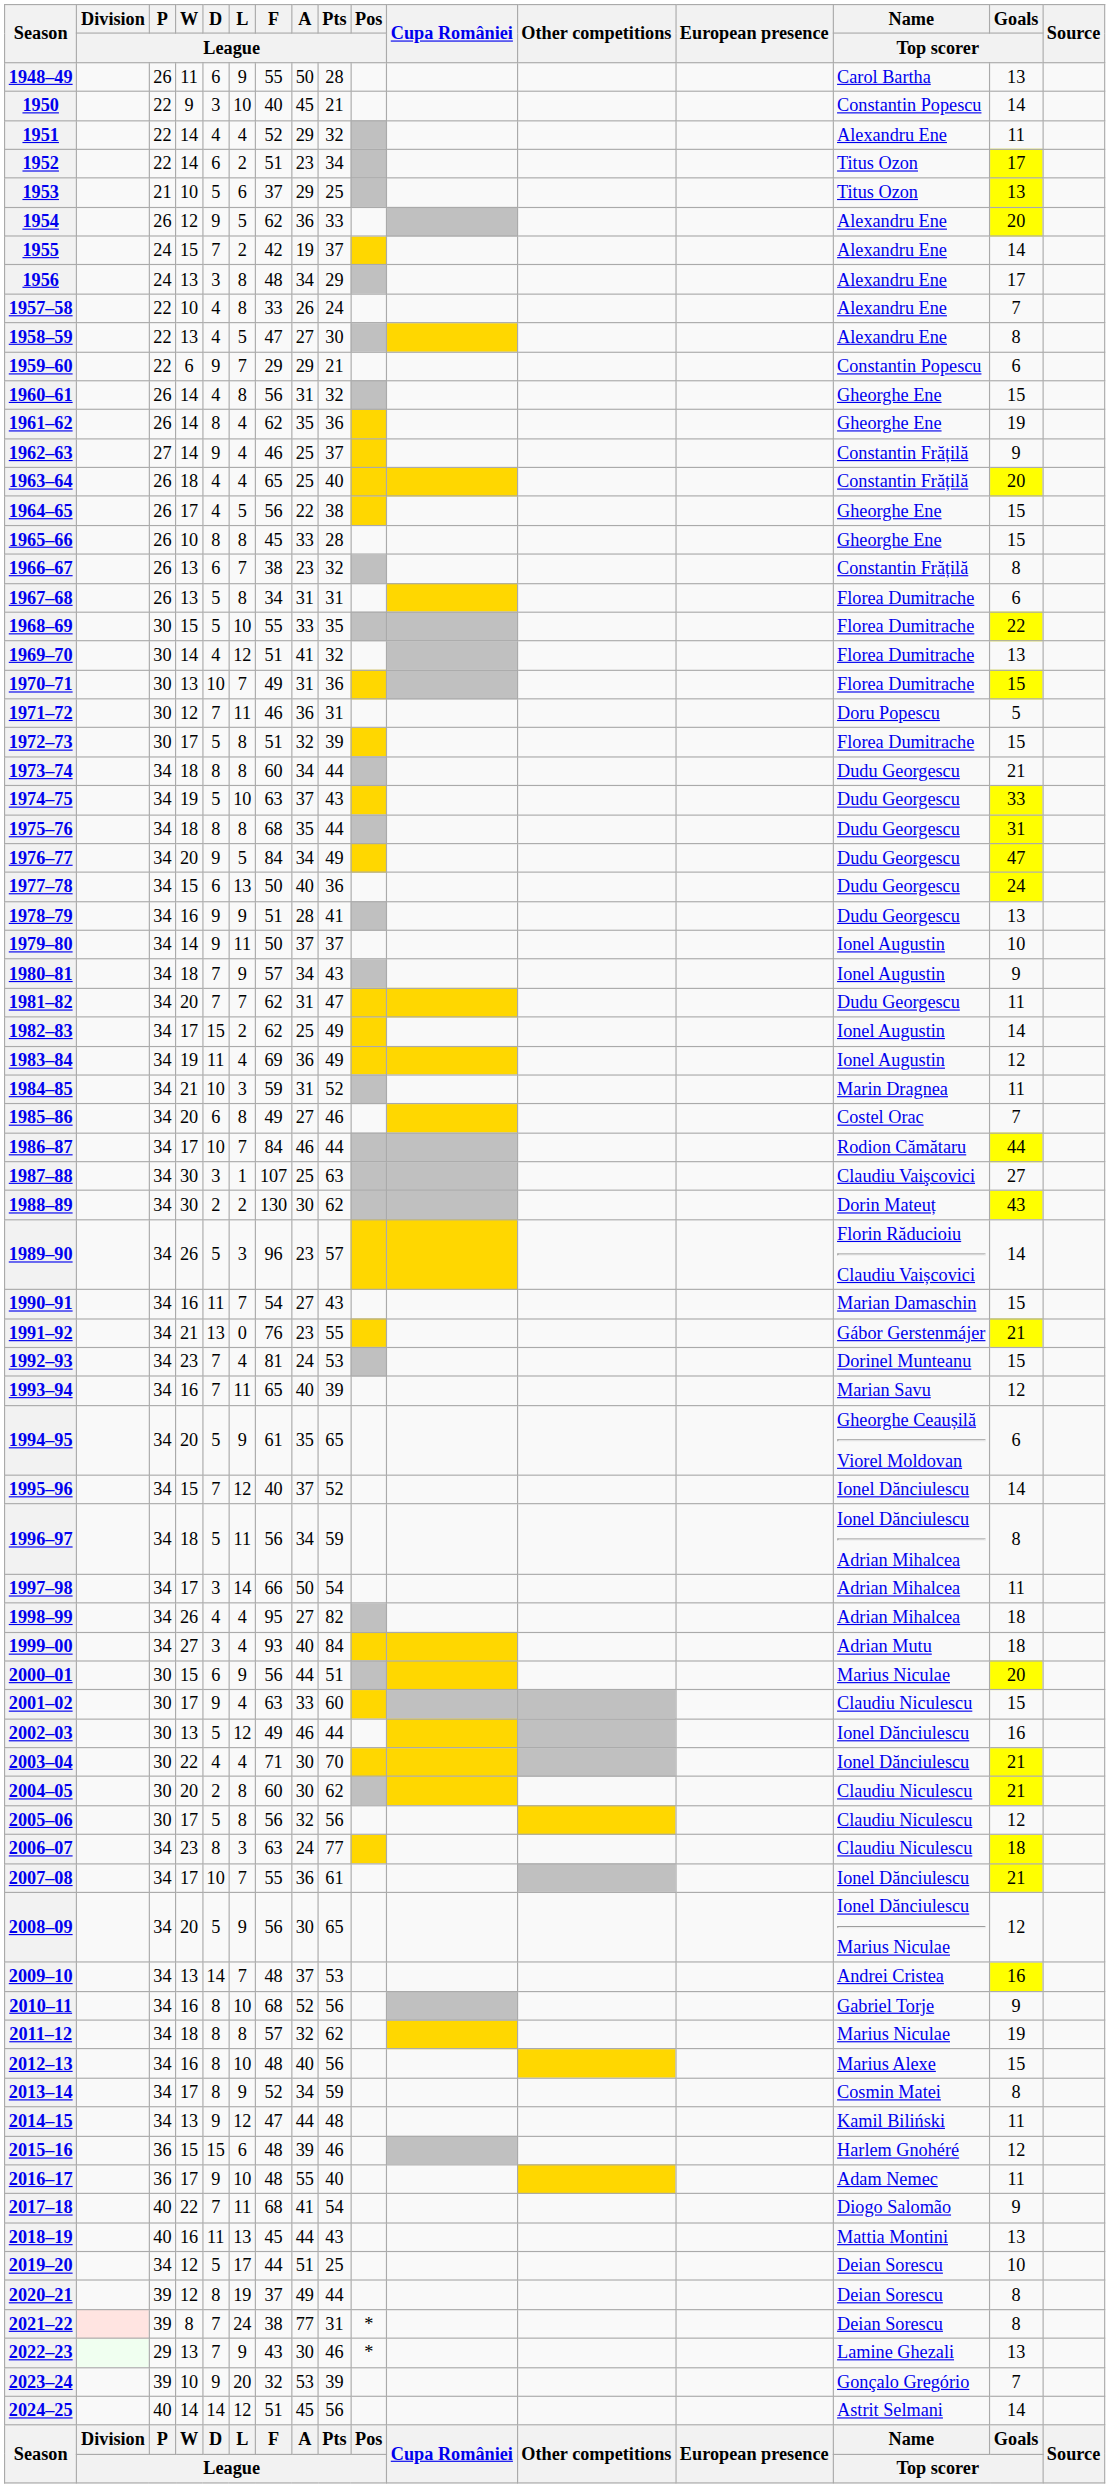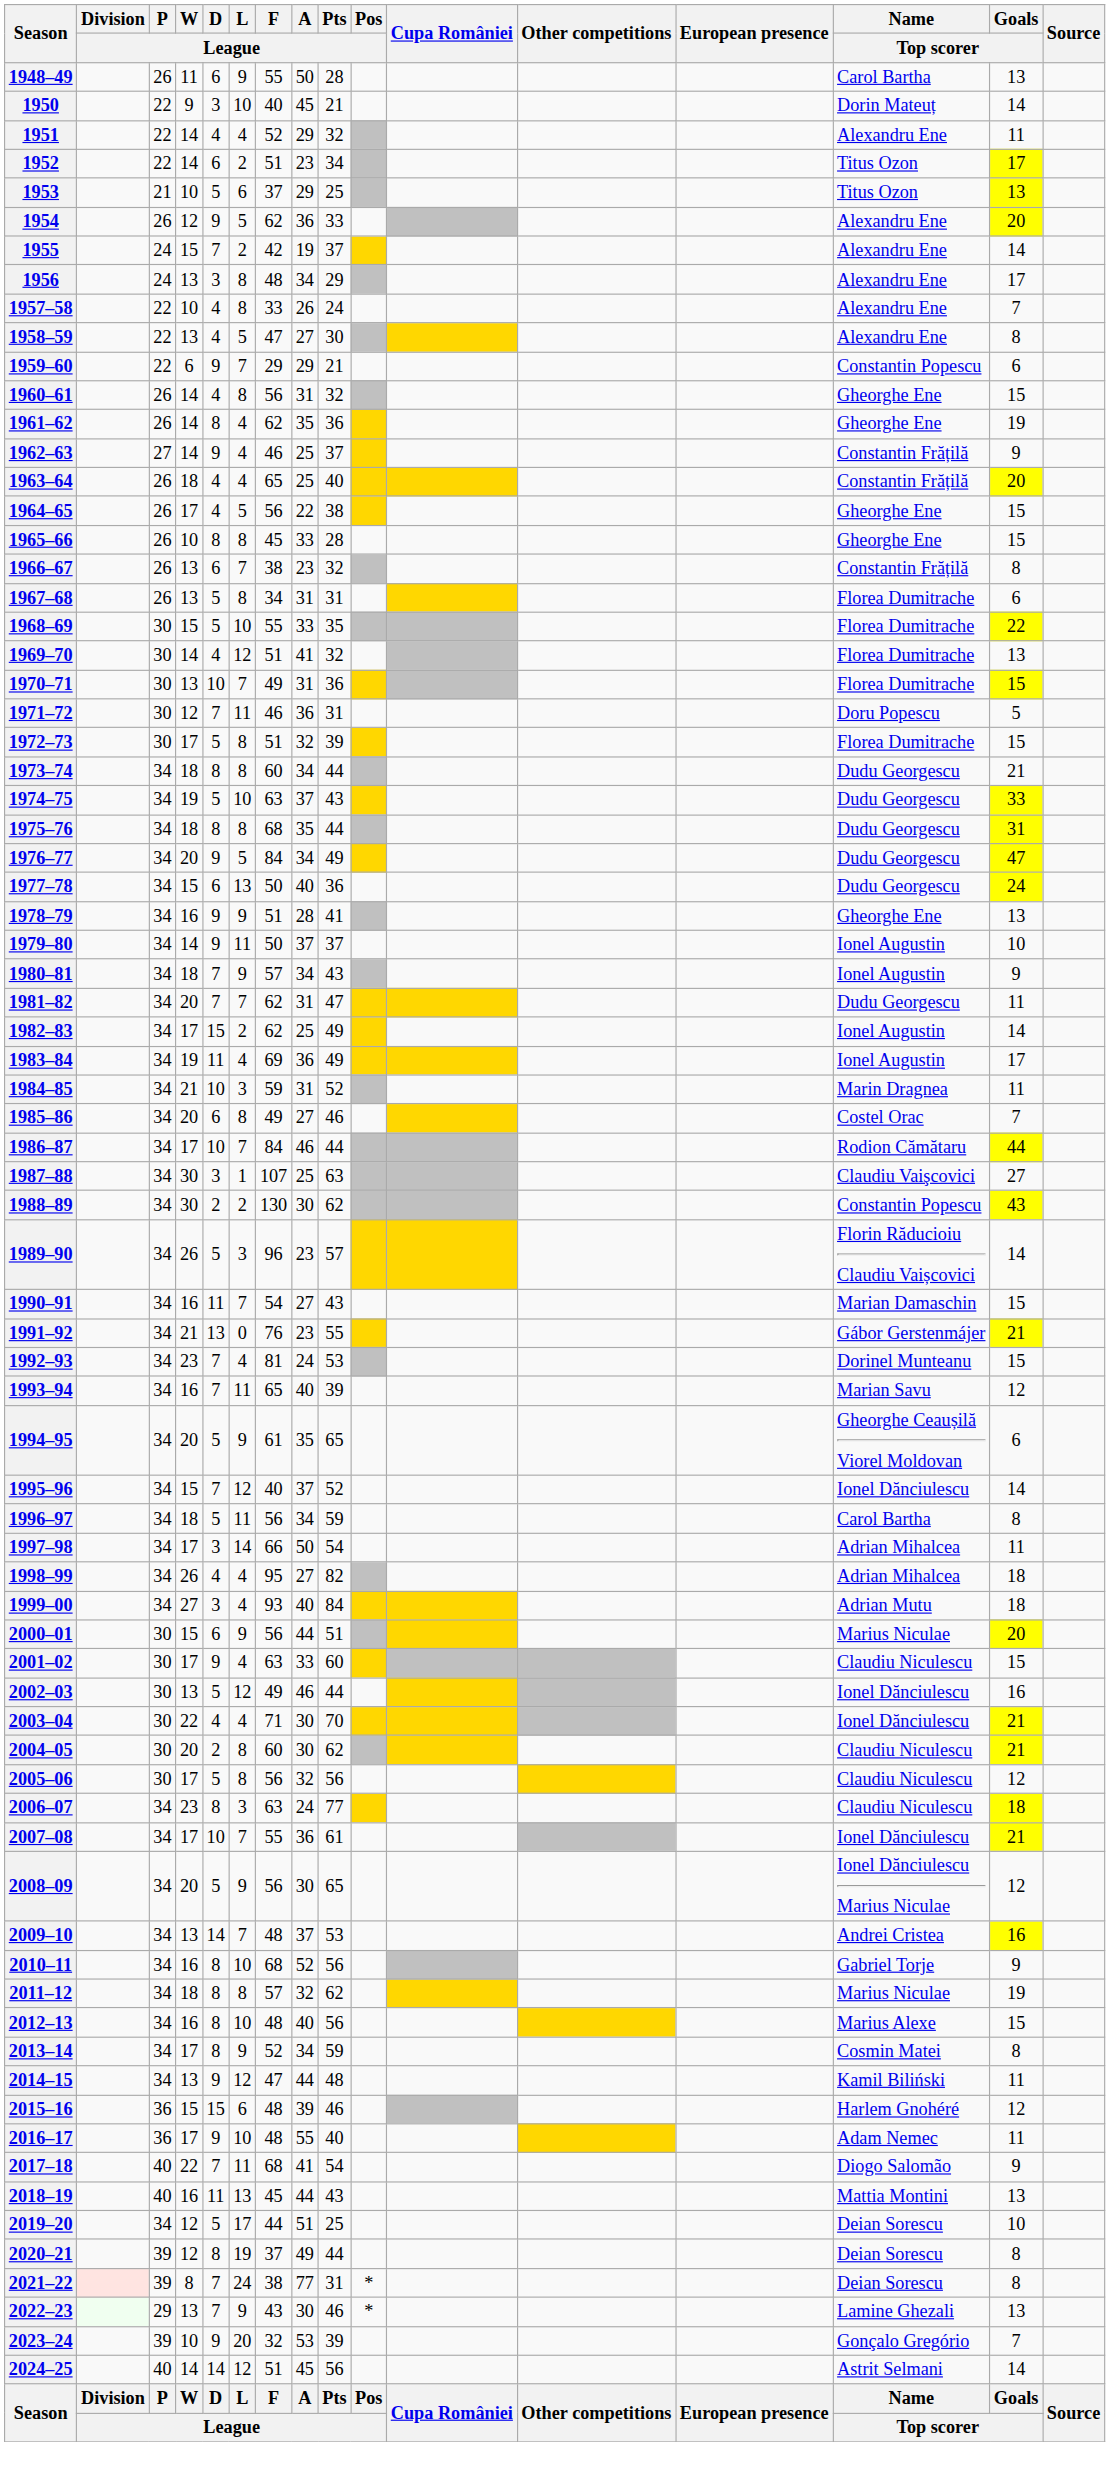(909, 105) Constantin Popescu -> (886, 105) Dorin Mateuț
(898, 915) Dudu Georgescu -> (889, 915) Gheorghe Ene
(1016, 1060) 12 -> (1016, 1060) 17
(886, 1204) Dorin Mateuț -> (909, 1204) Constantin Popescu
(911, 1539) Ionel Dănciulescu Adrian Mihalcea -> (884, 1518) Carol Bartha
